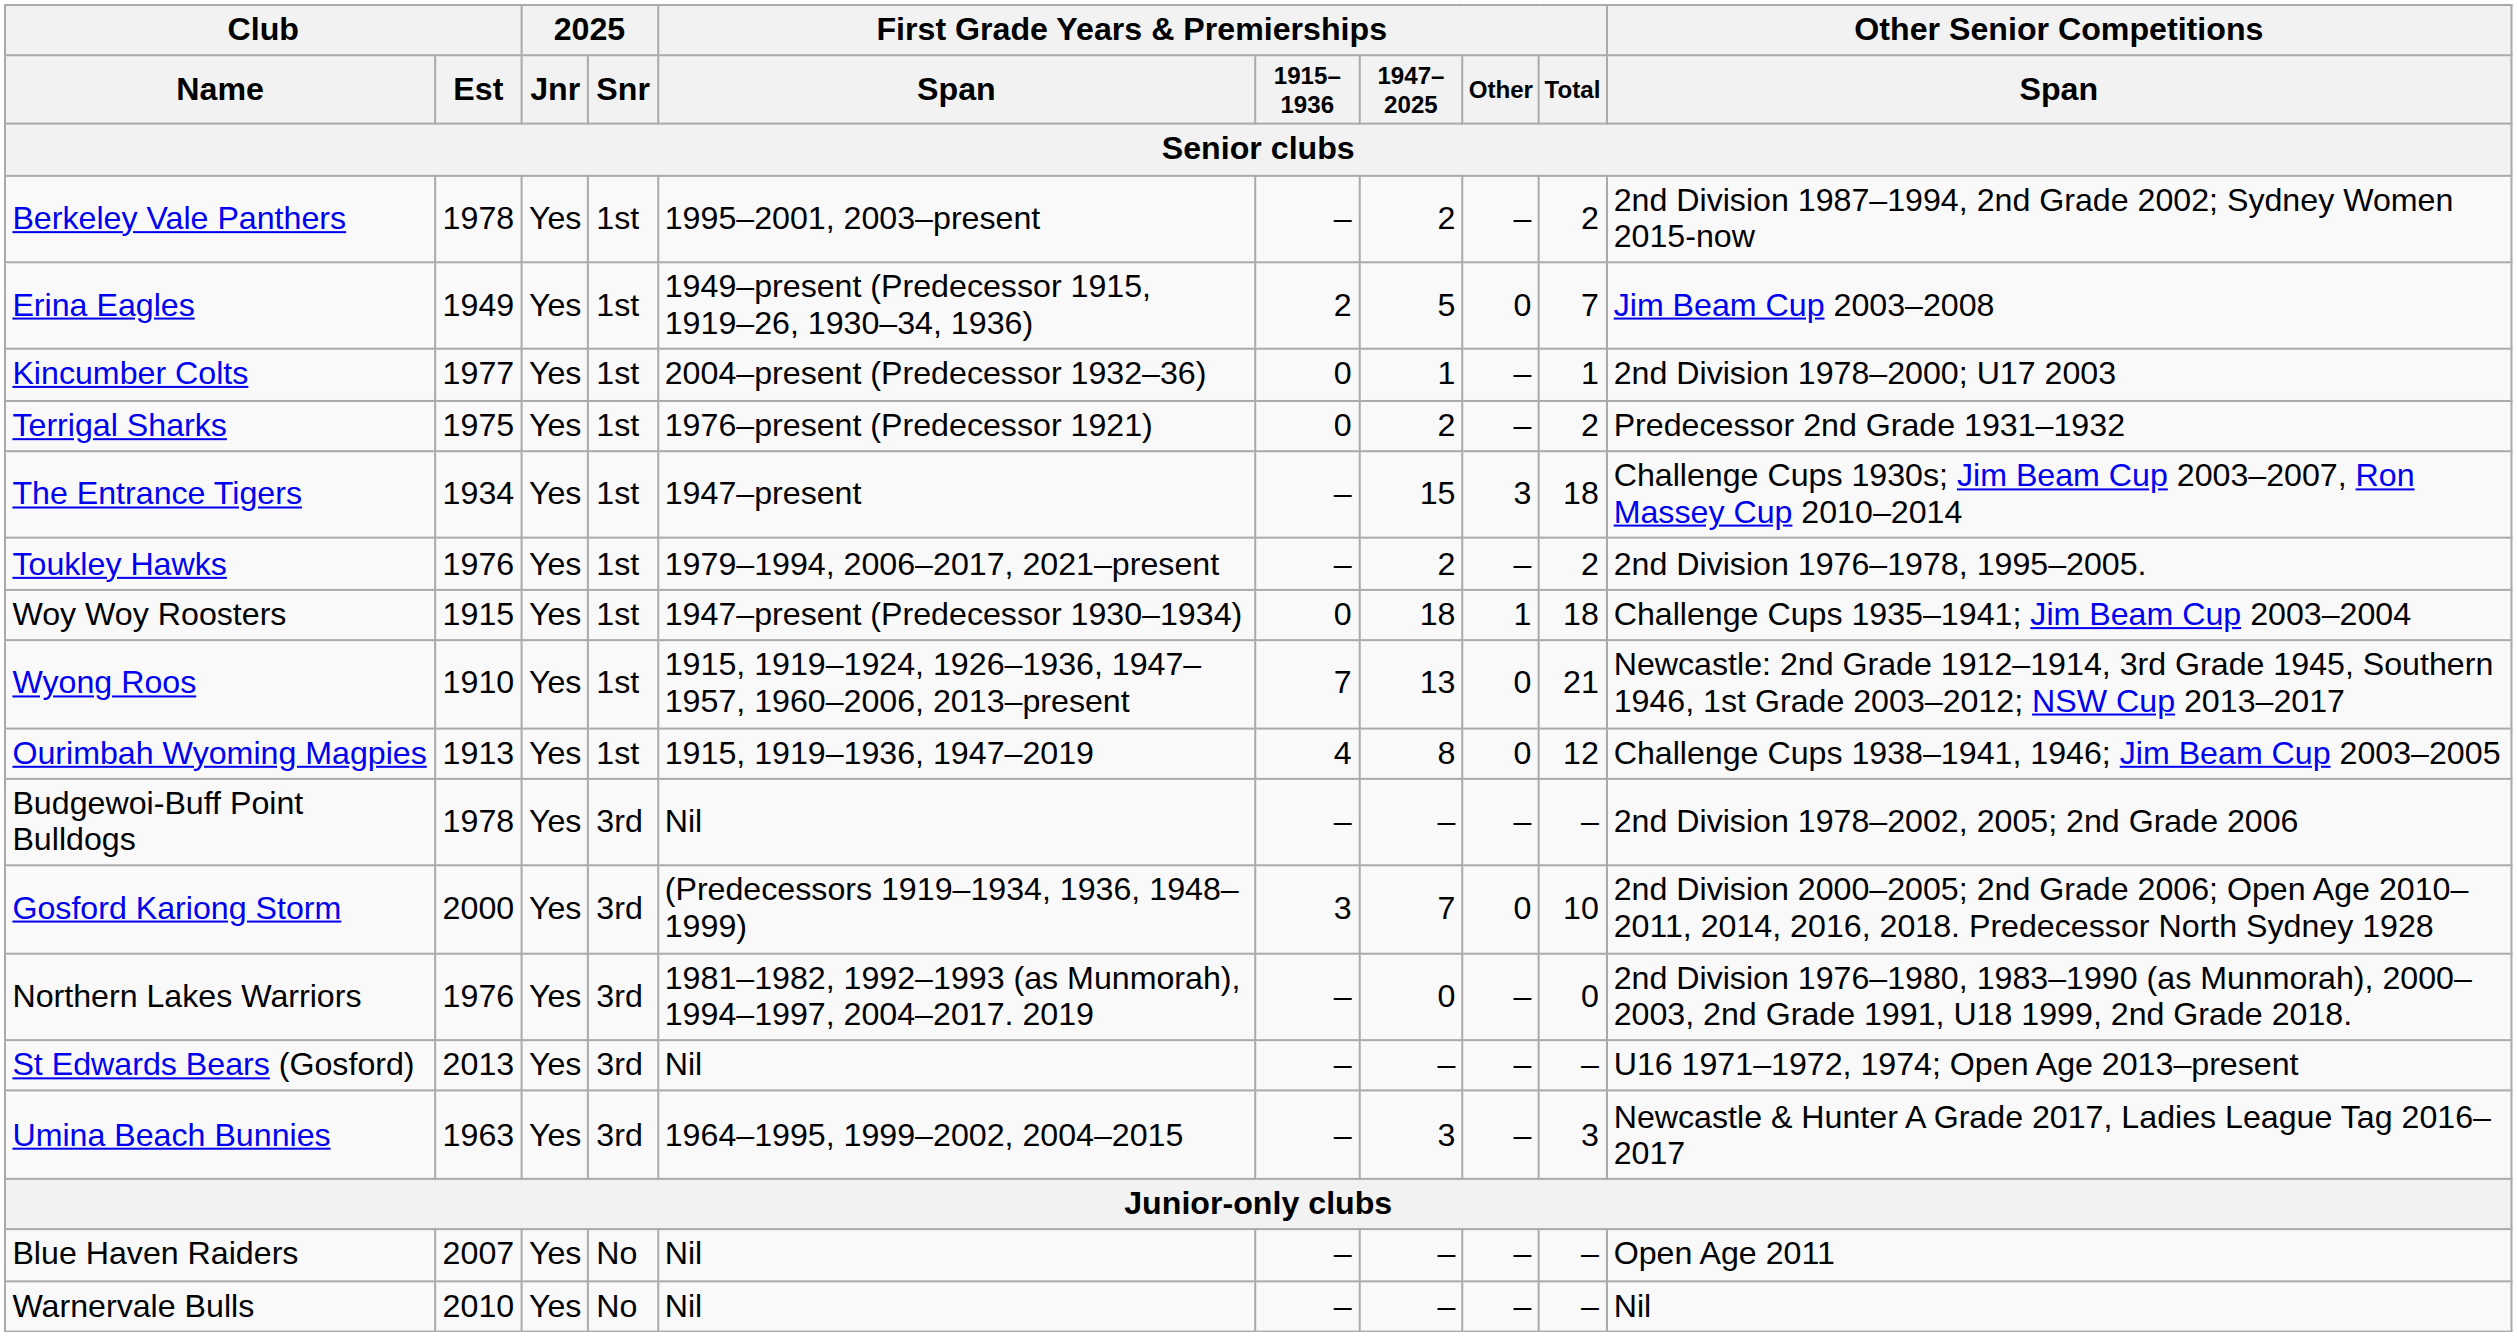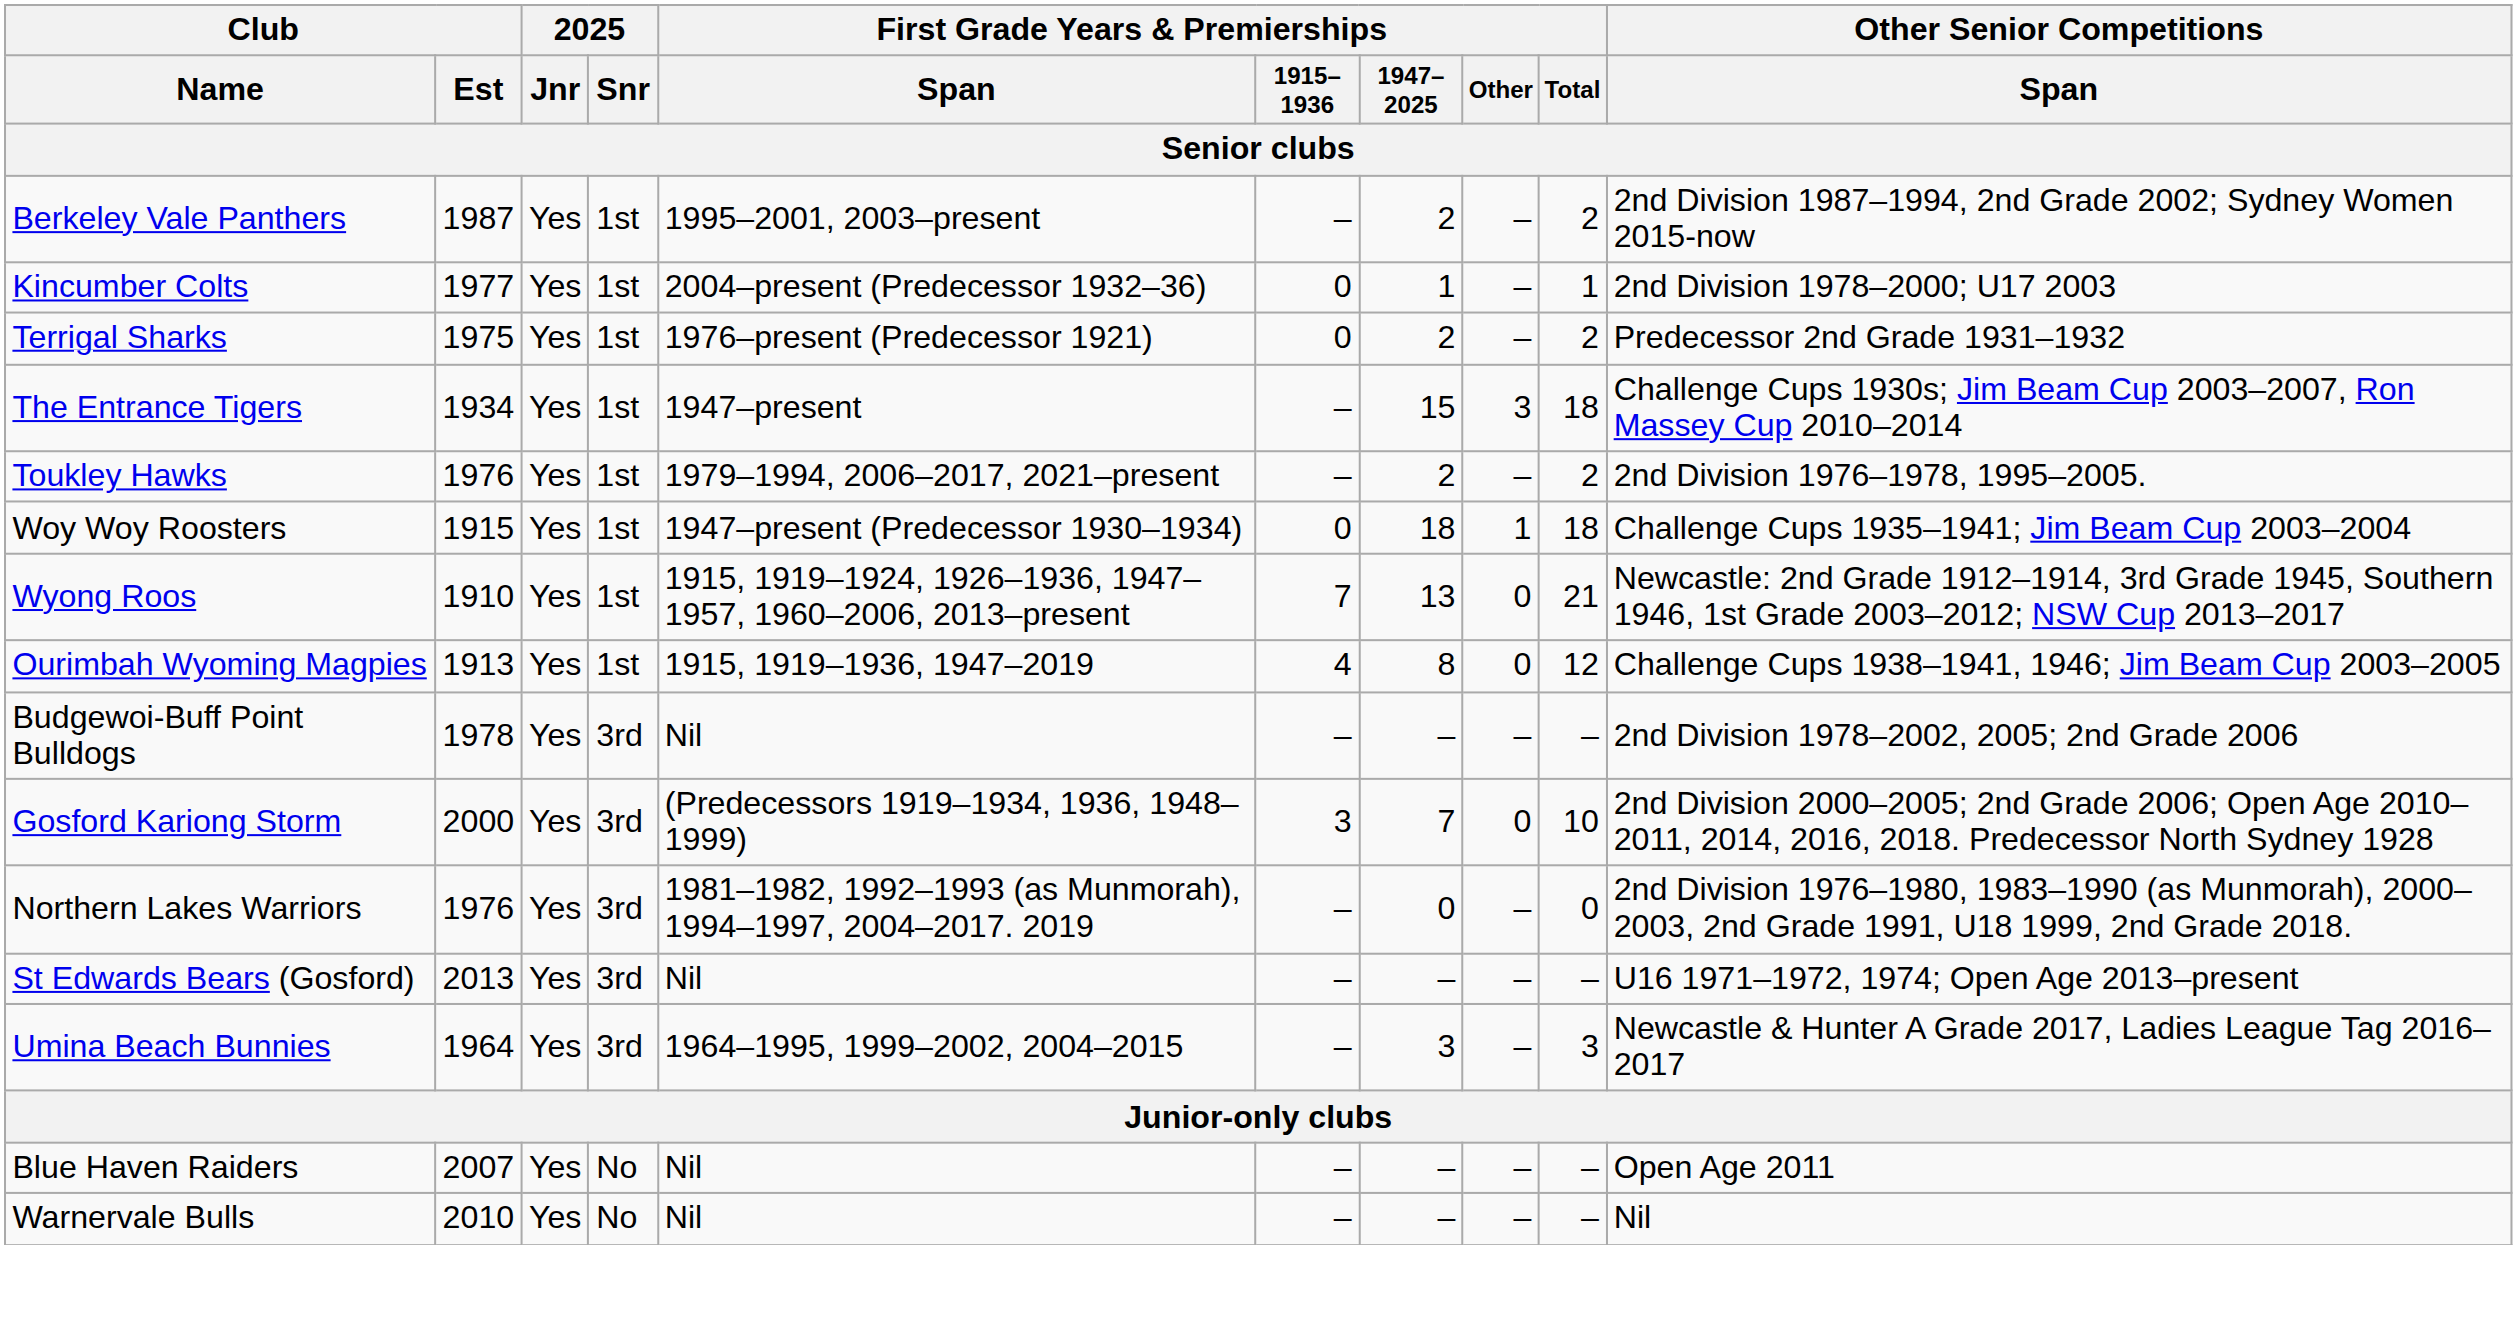(478, 217) 1978 -> (478, 217) 1987
- row: (104, 305)
(478, 1134) 1963 -> (478, 1047) 1964
